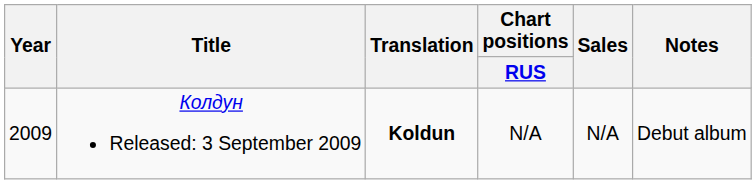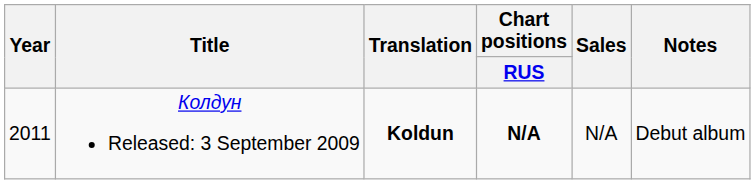(31, 133) 2009 -> (30, 133) 2011
(525, 133) normal -> (524, 133) bold
